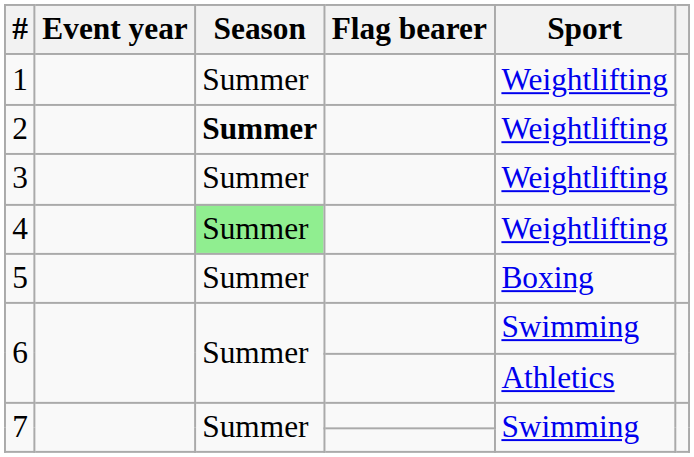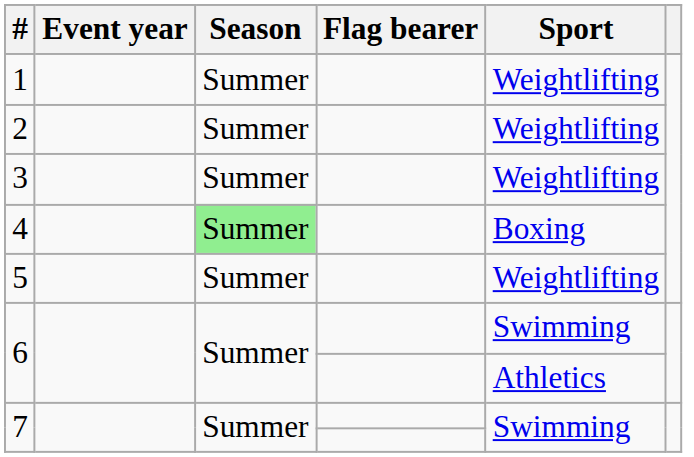(260, 128) bold -> (255, 128) normal
(585, 228) Weightlifting -> (539, 228) Boxing
(548, 278) Boxing -> (576, 278) Weightlifting
